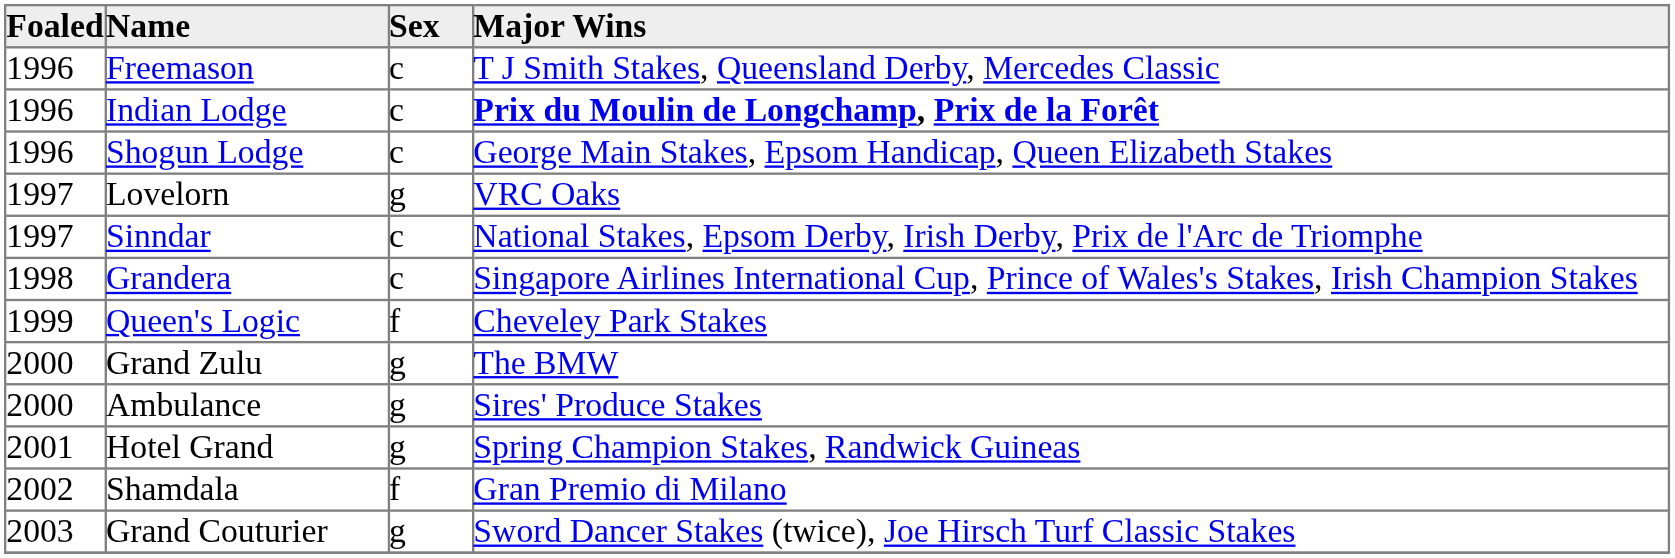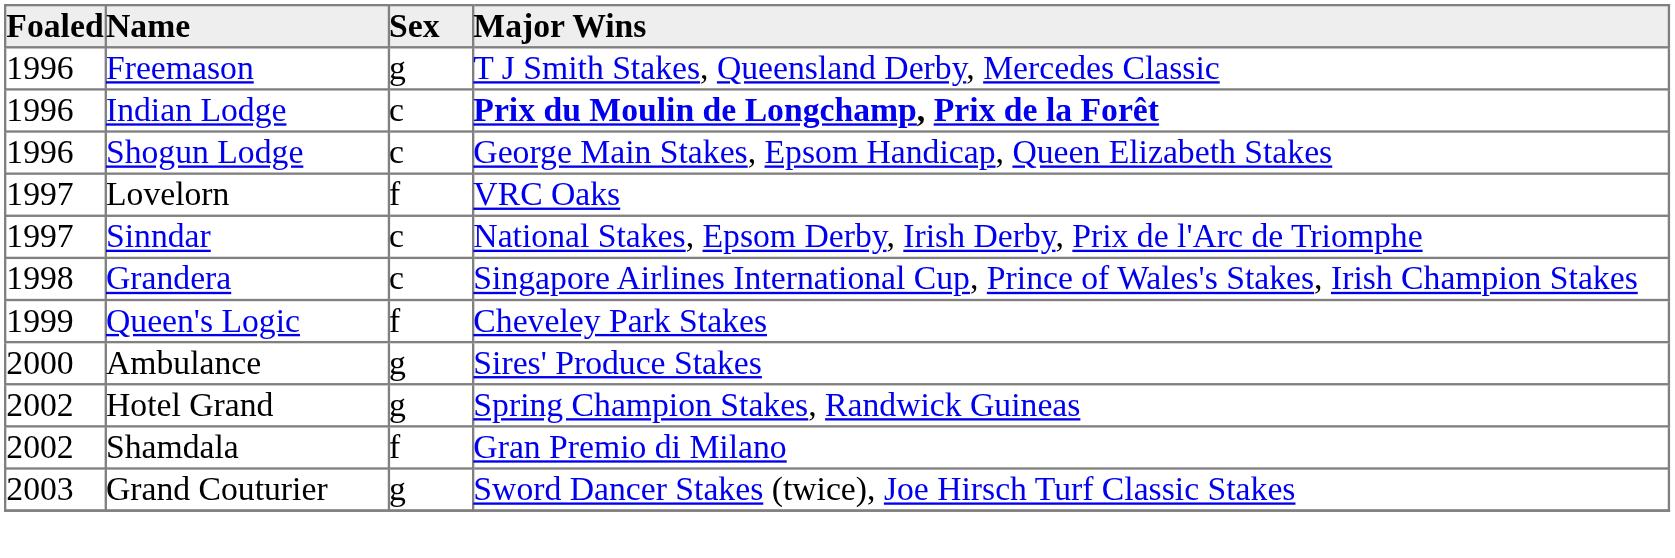(397, 67) c -> (398, 67) g
(398, 194) g -> (395, 194) f
- row: (184, 362)
(40, 446) 2001 -> (40, 404) 2002
